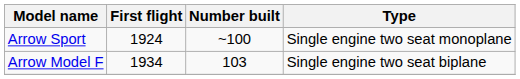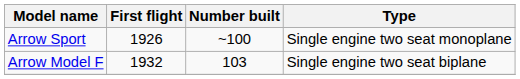(146, 39) 1924 -> (146, 39) 1926
(146, 62) 1934 -> (146, 62) 1932
